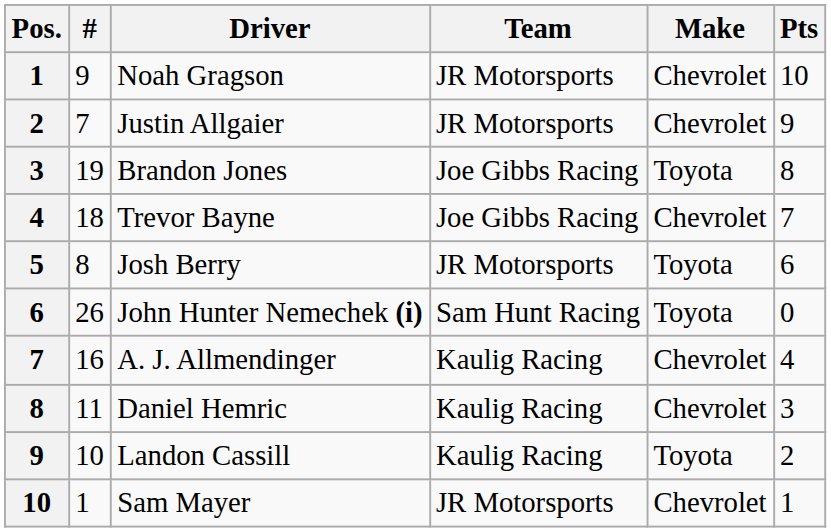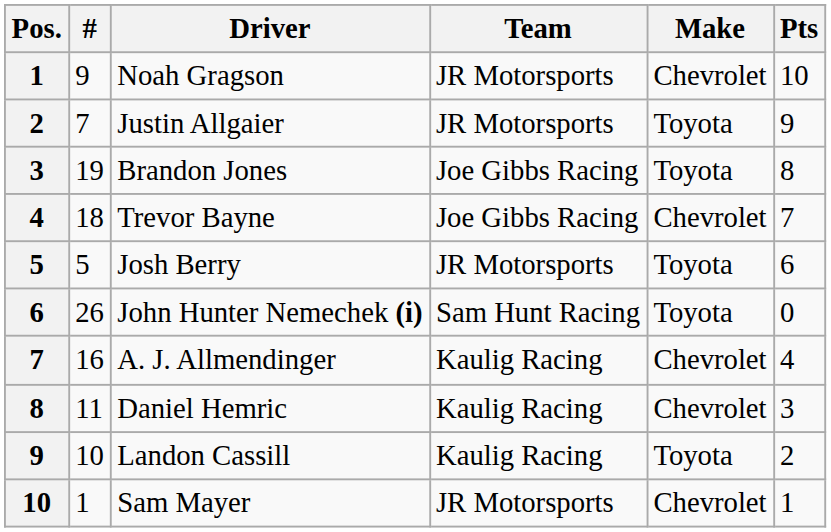(710, 123) Chevrolet -> (693, 123) Toyota
(82, 265) 8 -> (82, 265) 5
